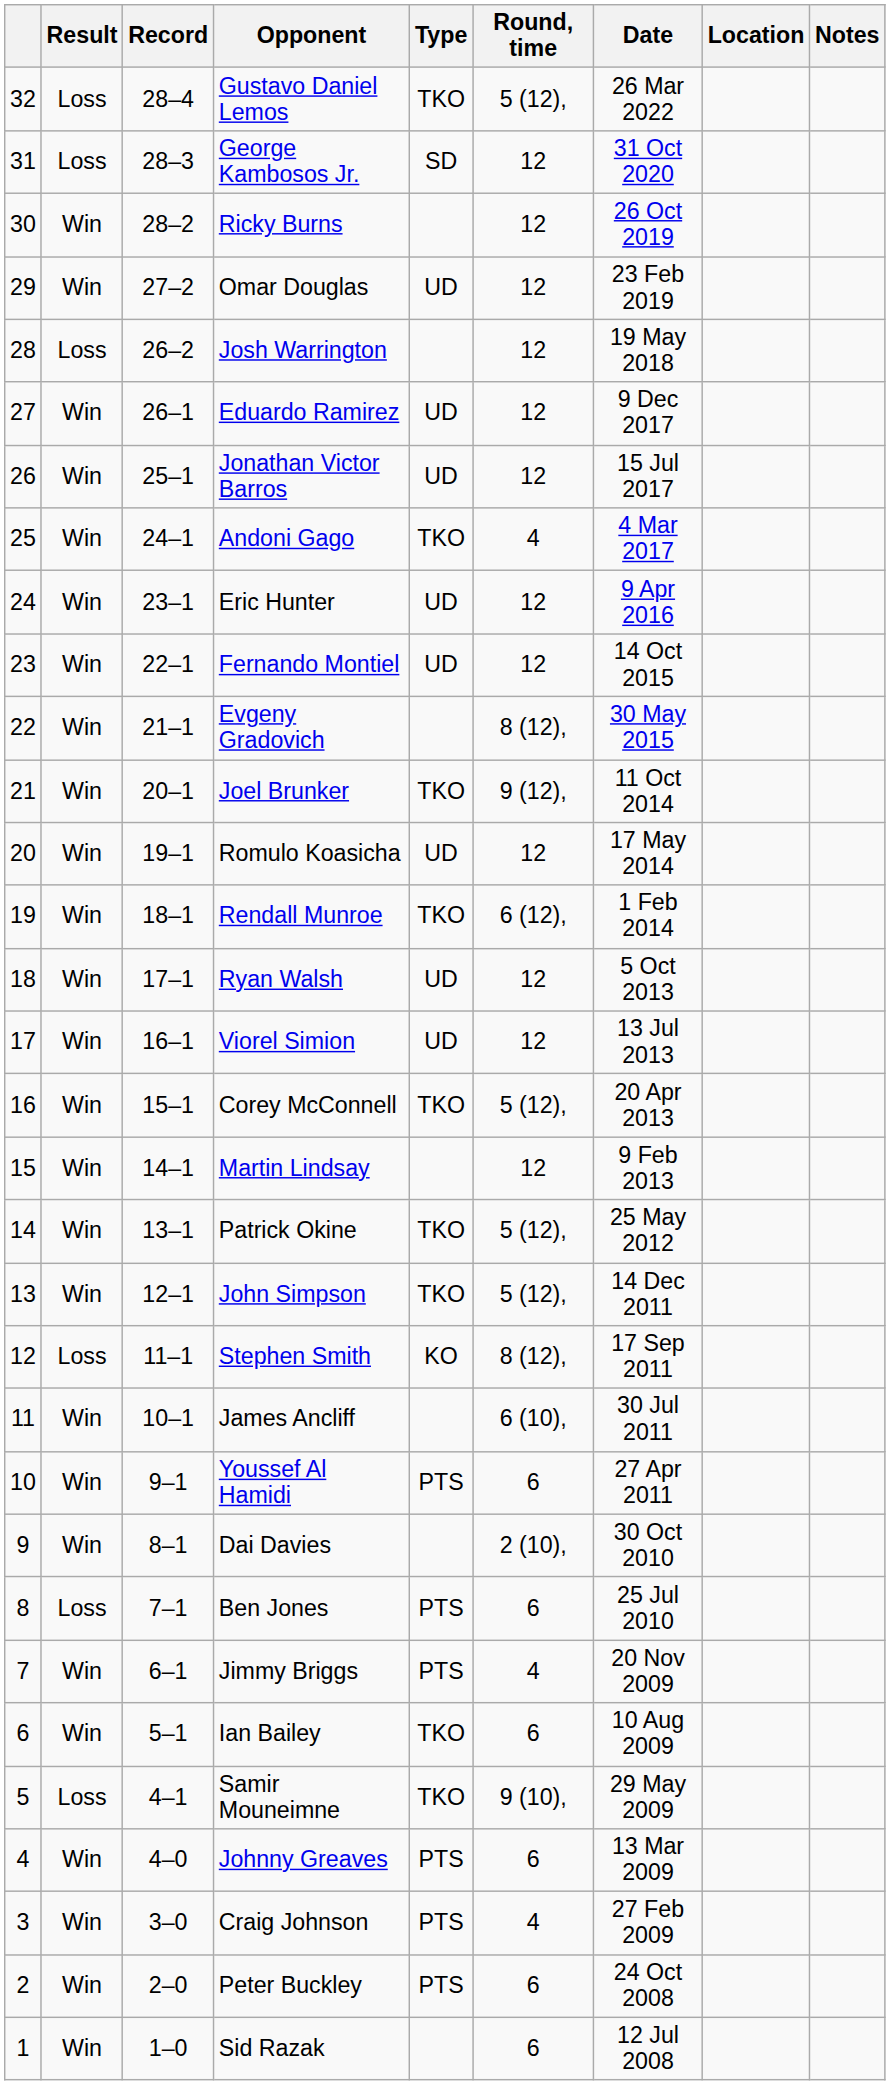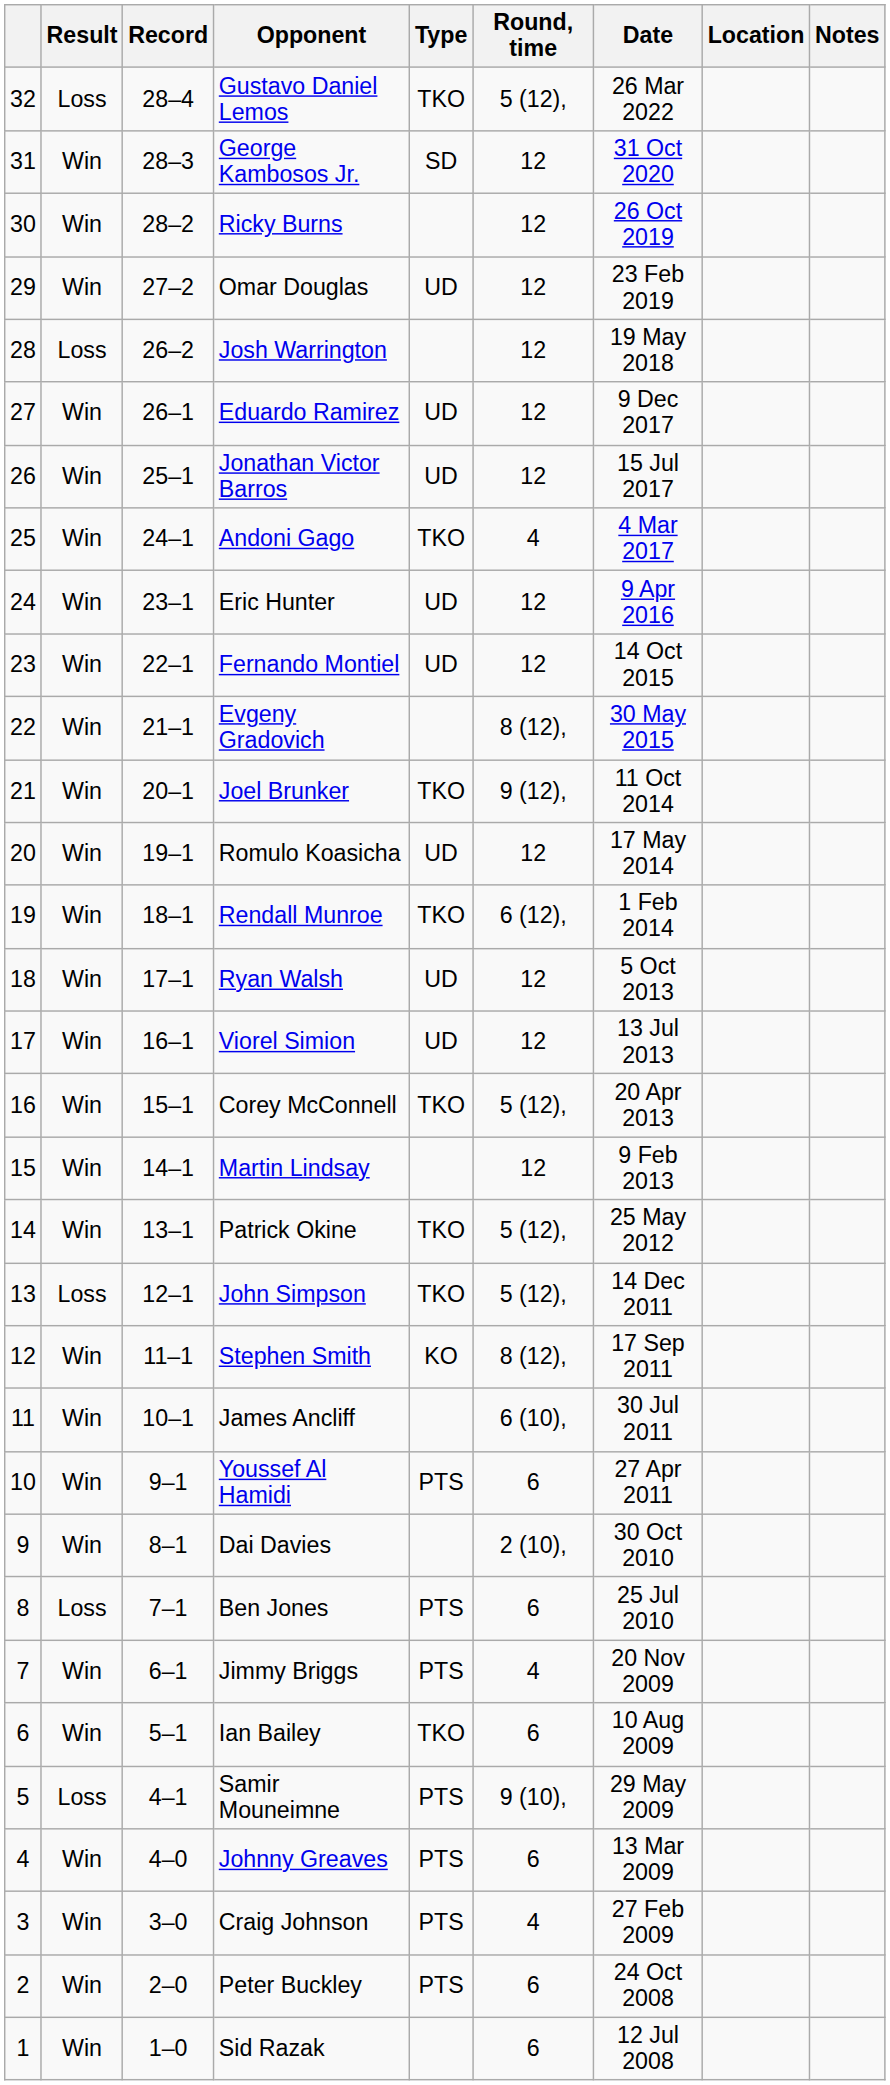(82, 161) Loss -> (82, 161) Win
(82, 1293) Win -> (82, 1293) Loss
(82, 1356) Loss -> (82, 1356) Win
(441, 1796) TKO -> (441, 1796) PTS
